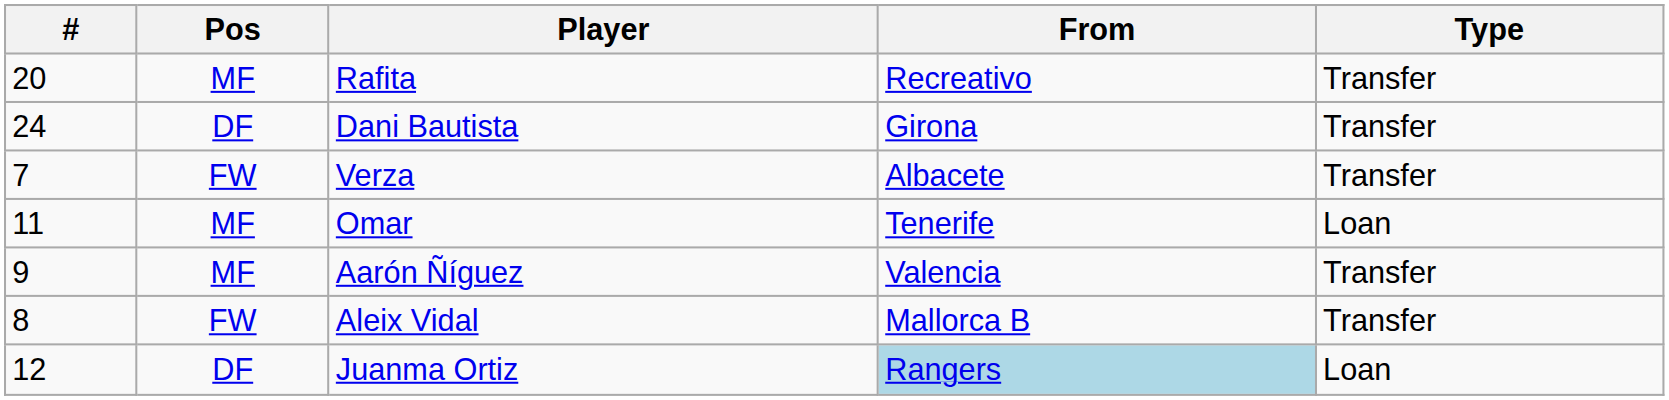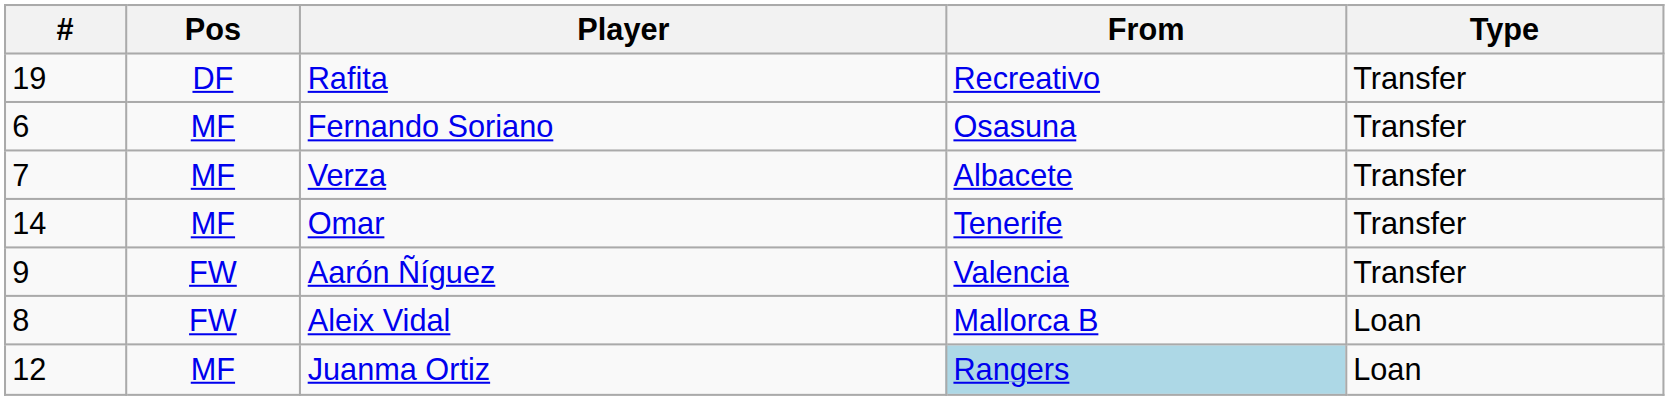(29, 78) 20 -> (29, 78) 19
(233, 78) MF -> (213, 78) DF
- row: (427, 127)
+ row: (431, 127)
(233, 175) FW -> (213, 175) MF
(28, 224) 11 -> (29, 224) 14
(1357, 224) Loan -> (1410, 224) Transfer
(233, 273) MF -> (213, 273) FW
(1380, 321) Transfer -> (1387, 321) Loan
(233, 370) DF -> (213, 370) MF
